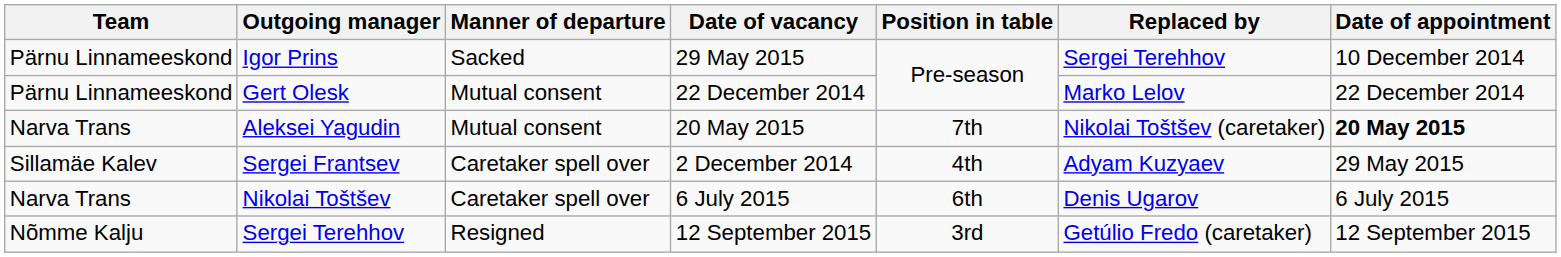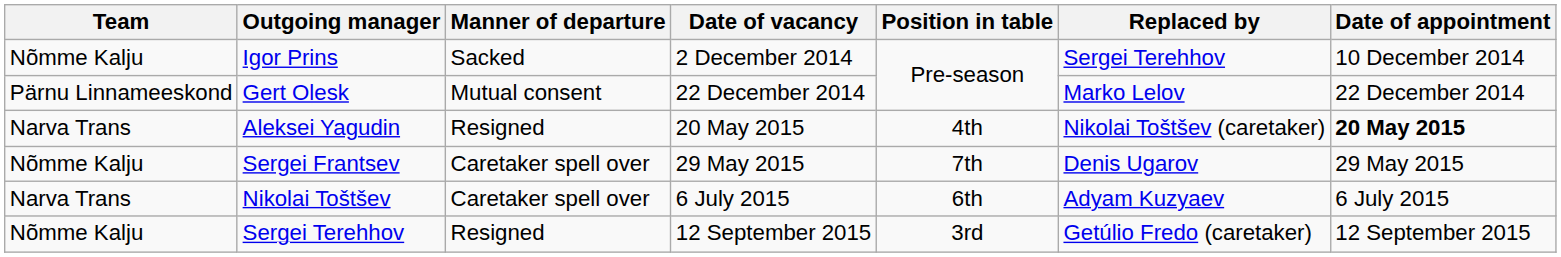(121, 57) Pärnu Linnameeskond -> (77, 57) Nõmme Kalju
(740, 57) 29 May 2015 -> (764, 57) 2 December 2014
(526, 127) Mutual consent -> (498, 127) Resigned
(967, 127) 7th -> (967, 127) 4th
(83, 163) Sillamäe Kalev -> (77, 163) Nõmme Kalju
(764, 163) 2 December 2014 -> (740, 163) 29 May 2015
(967, 163) 4th -> (967, 163) 7th
(1144, 163) Adyam Kuzyaev -> (1131, 163) Denis Ugarov
(1131, 198) Denis Ugarov -> (1144, 198) Adyam Kuzyaev
